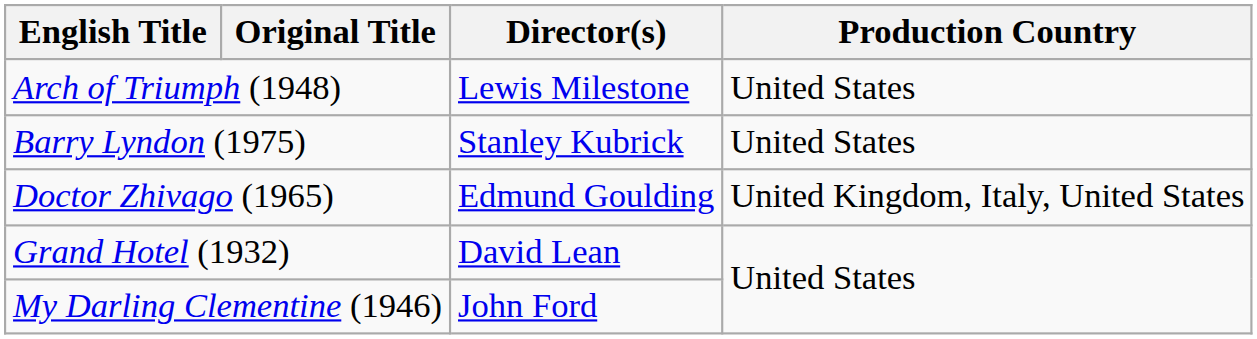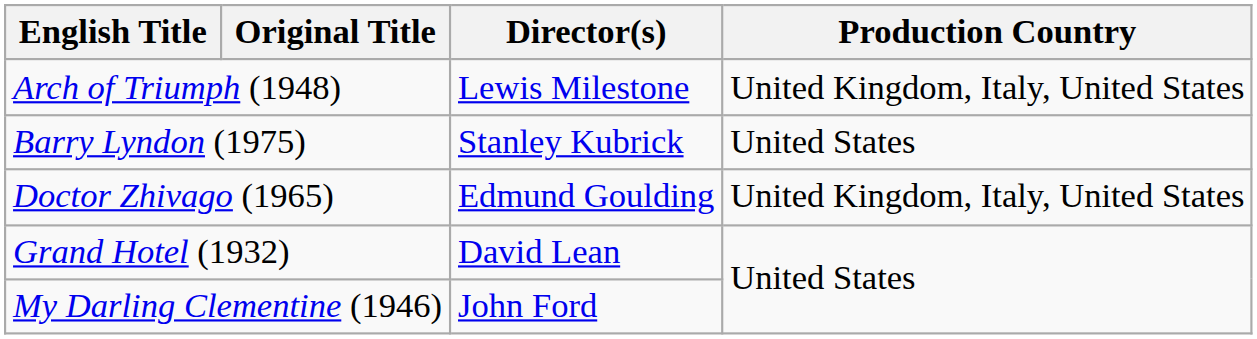(823, 86) United States -> (987, 86) United Kingdom, Italy, United States
